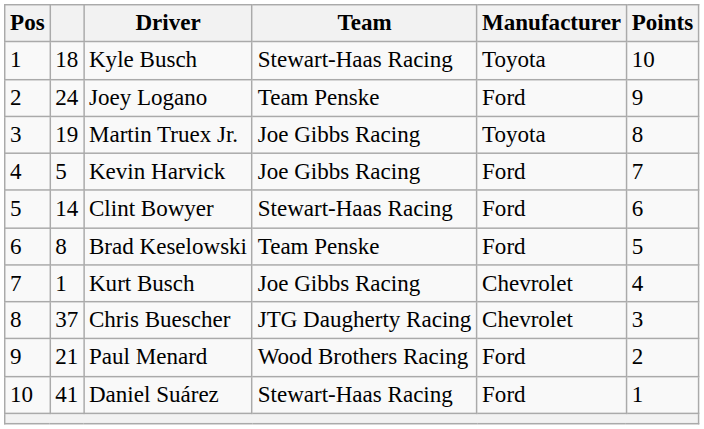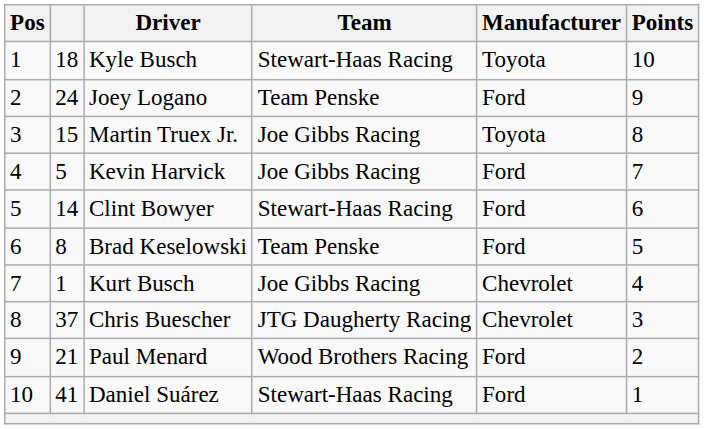(67, 134) 19 -> (67, 134) 15
